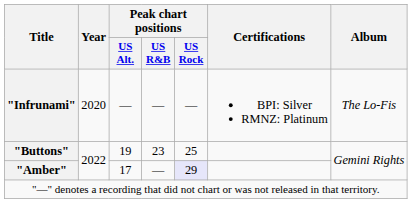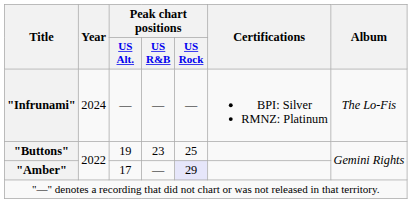(94, 105) 2020 -> (94, 105) 2024
